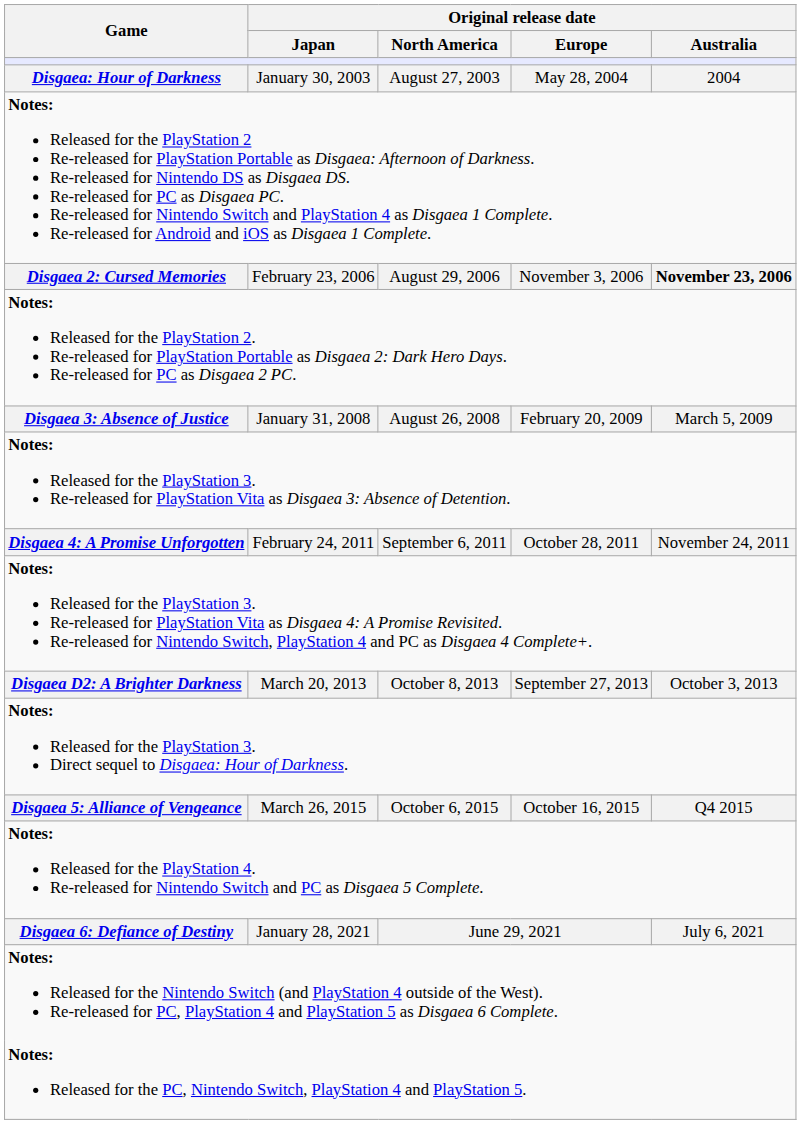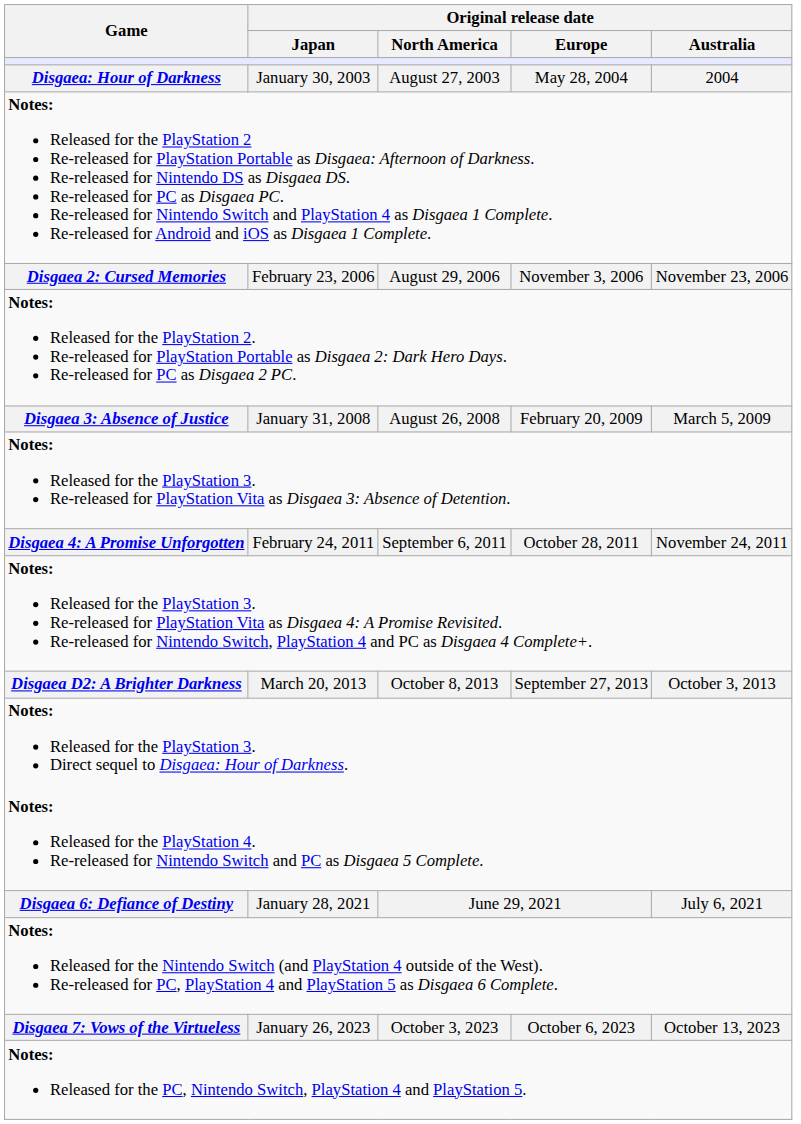(724, 276) bold -> (722, 276) normal
- row: (126, 807)
+ row: (126, 1027)
